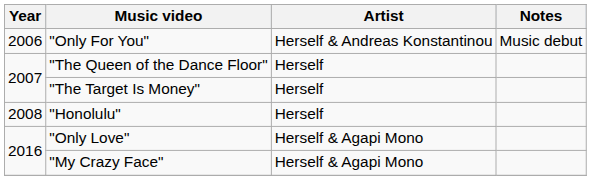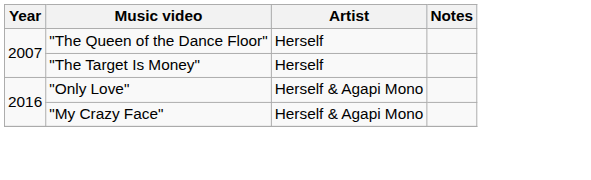- row: (99, 41)
- row: (85, 114)
